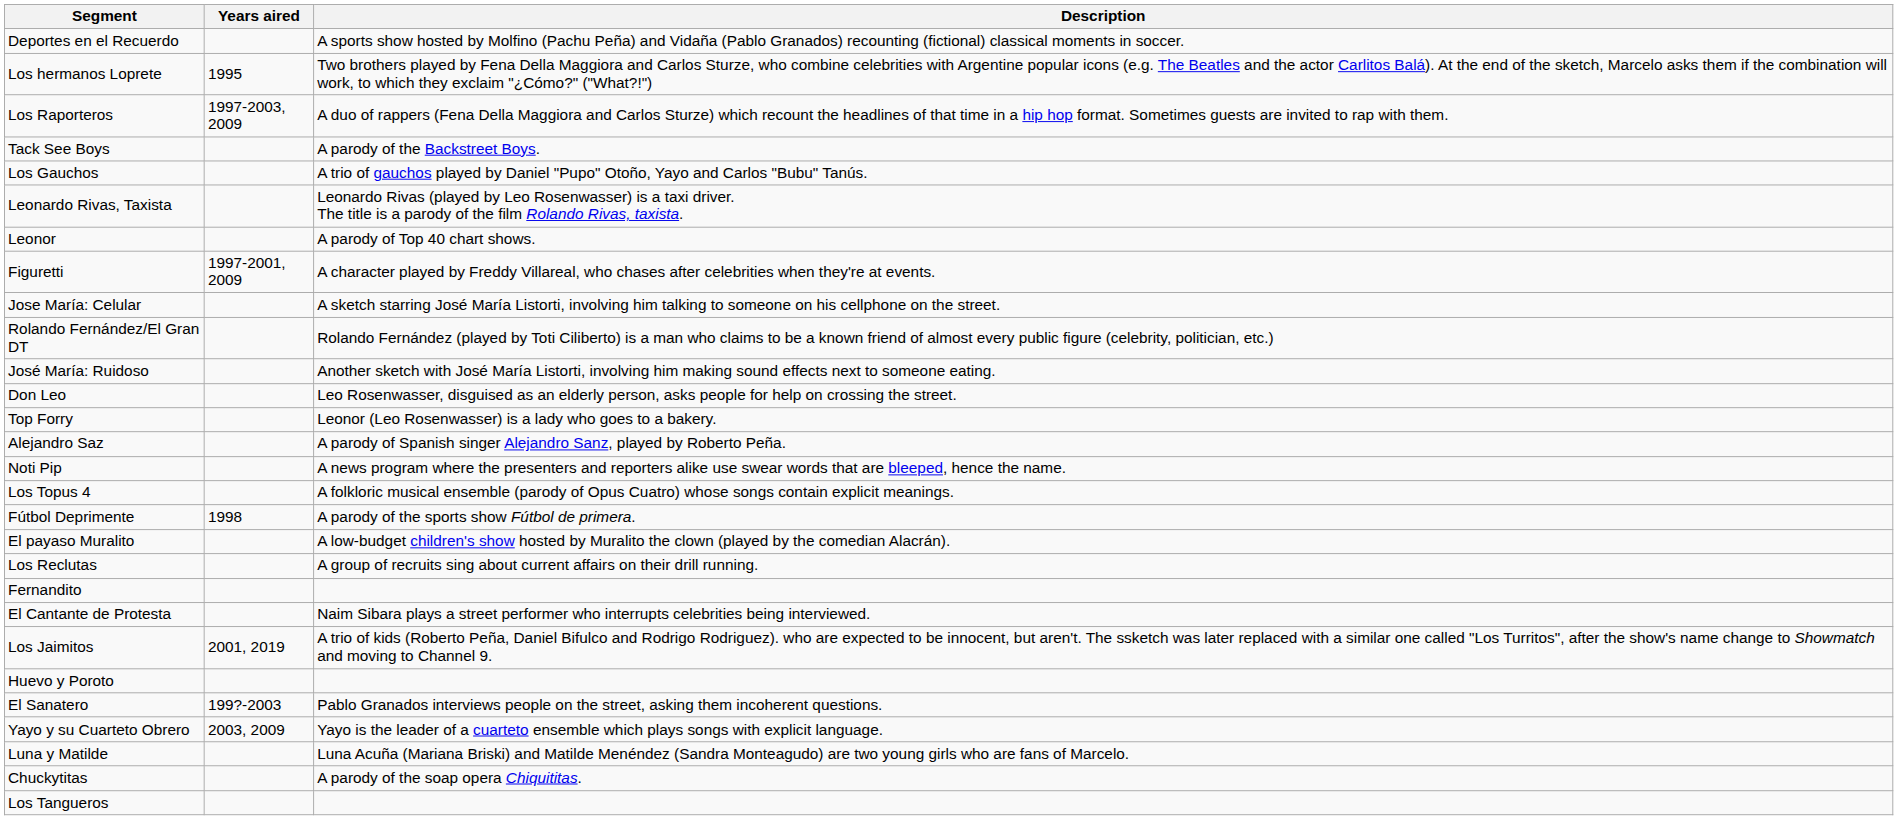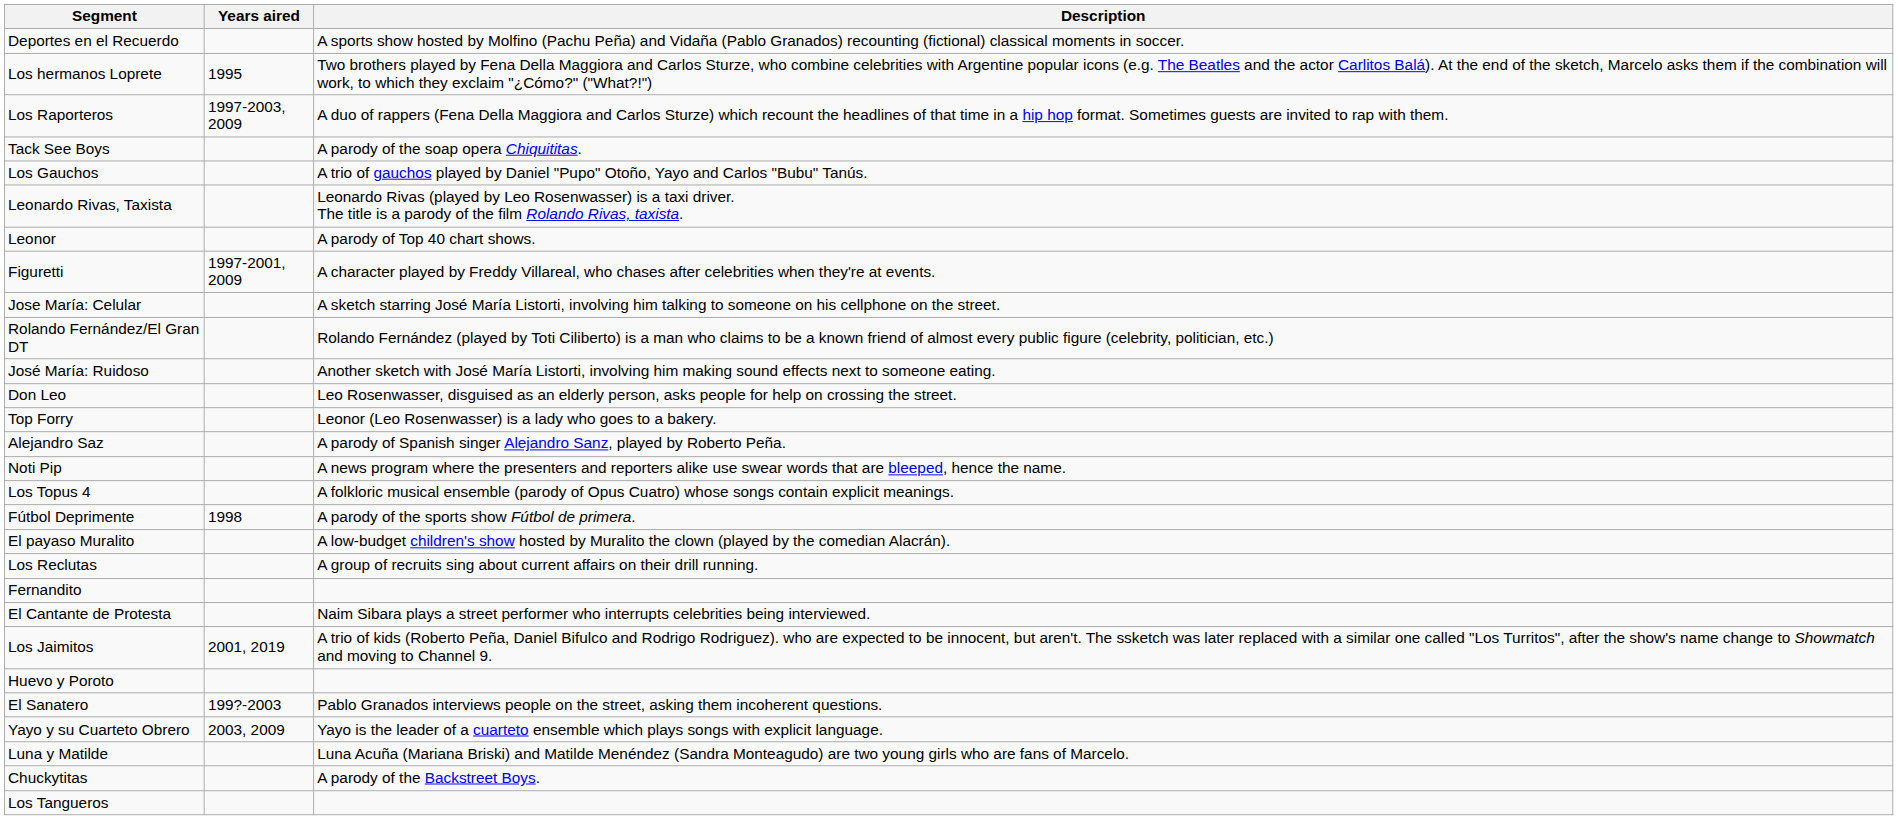(429, 148) A parody of the Backstreet Boys. -> (449, 148) A parody of the soap opera Chiquititas.
(449, 778) A parody of the soap opera Chiquititas. -> (429, 778) A parody of the Backstreet Boys.
